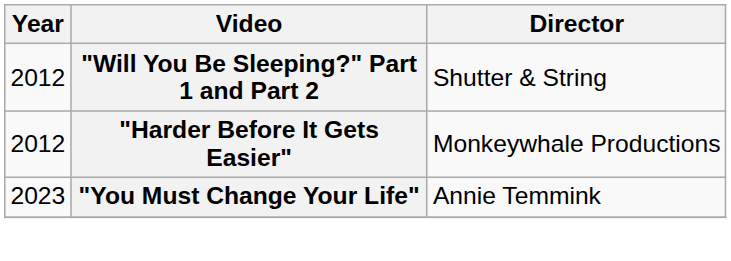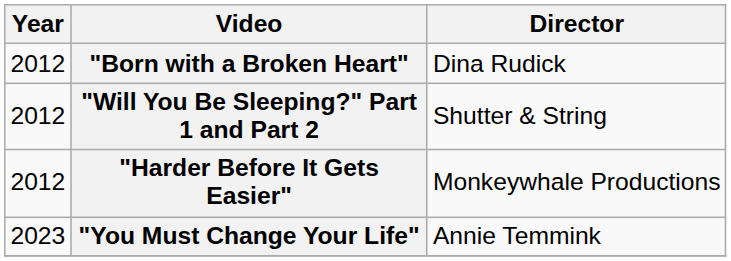+ row: (249, 63)
